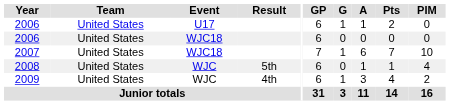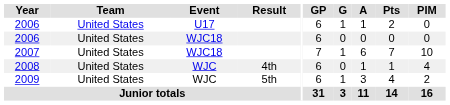(269, 66) 5th -> (269, 66) 4th
(269, 80) 4th -> (269, 80) 5th
